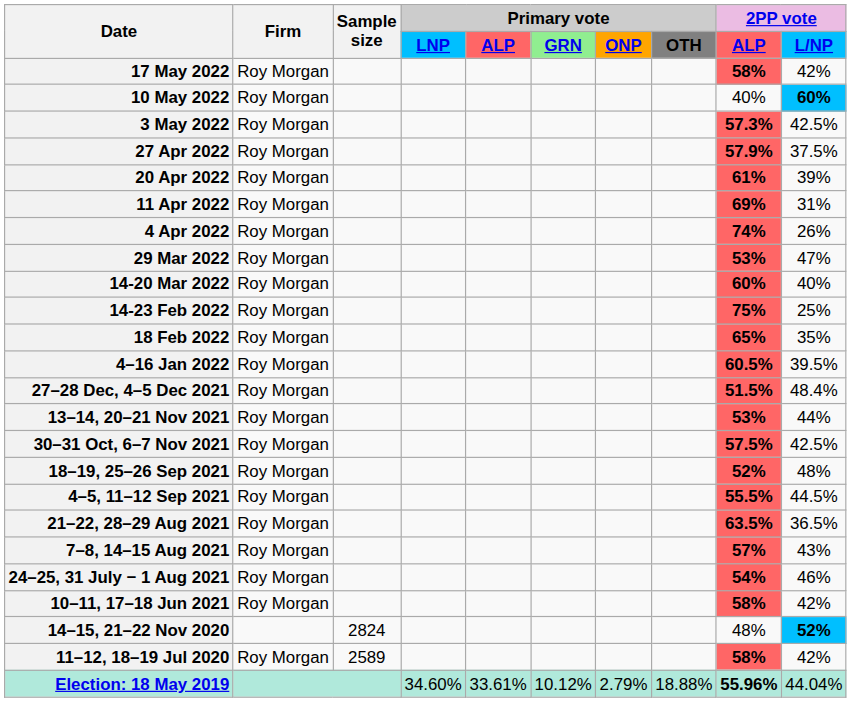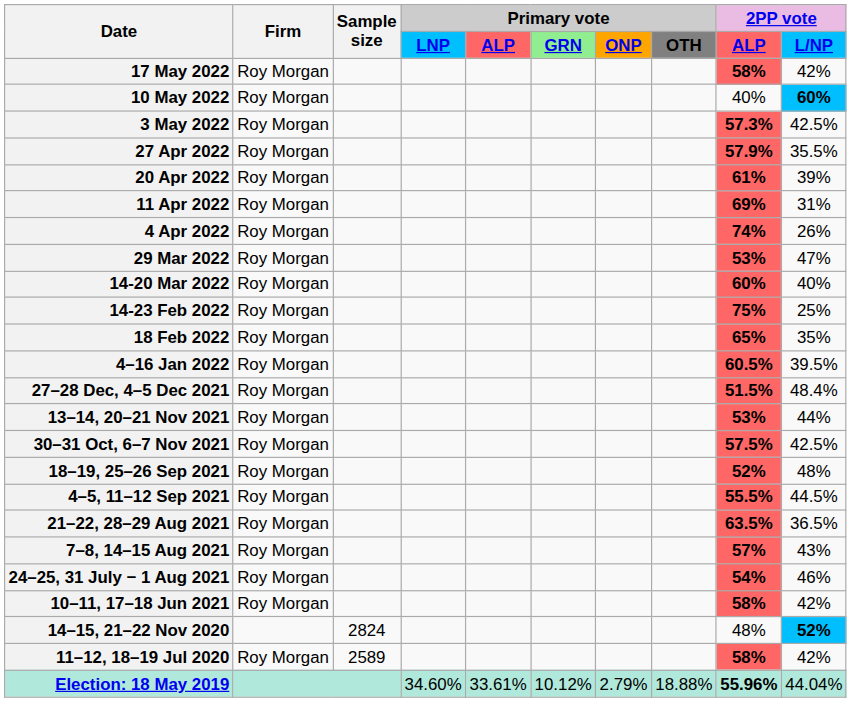(814, 151) 37.5% -> (814, 151) 35.5%
